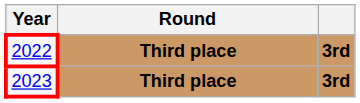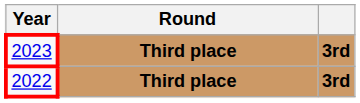rows swapped: (32, 51) <-> (32, 82)
